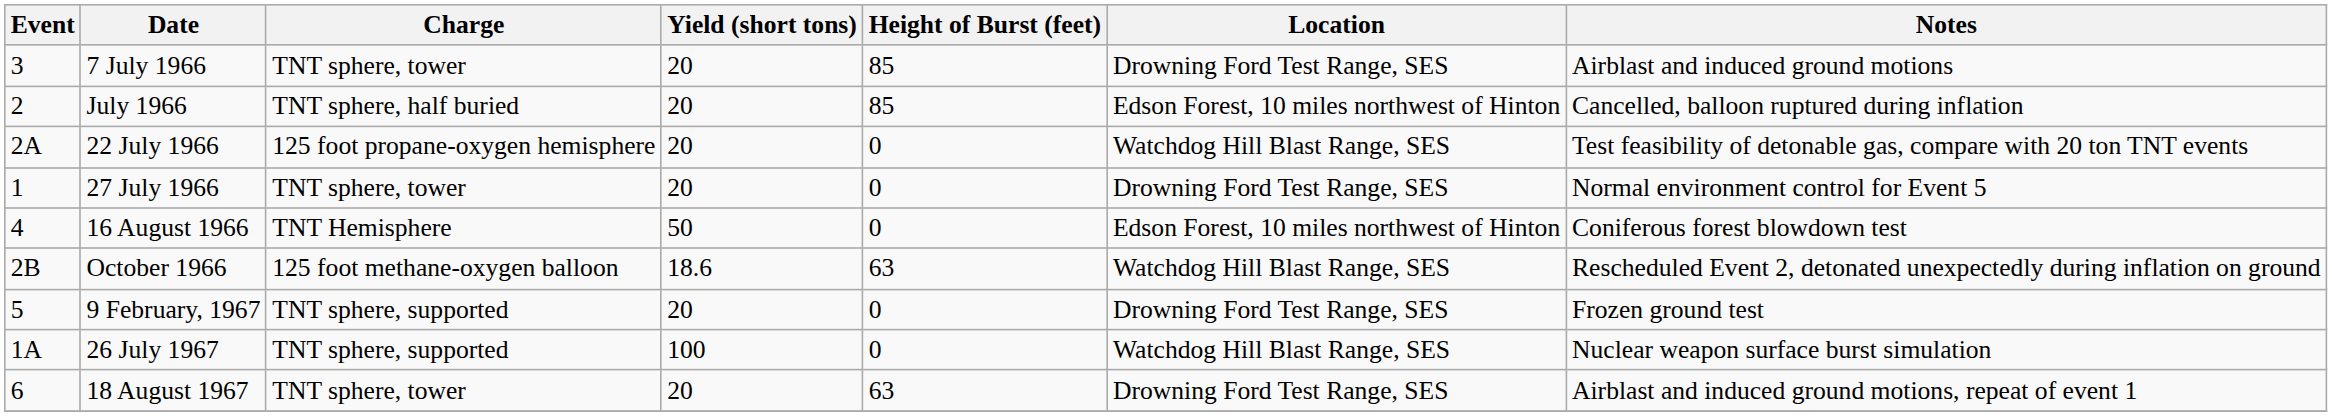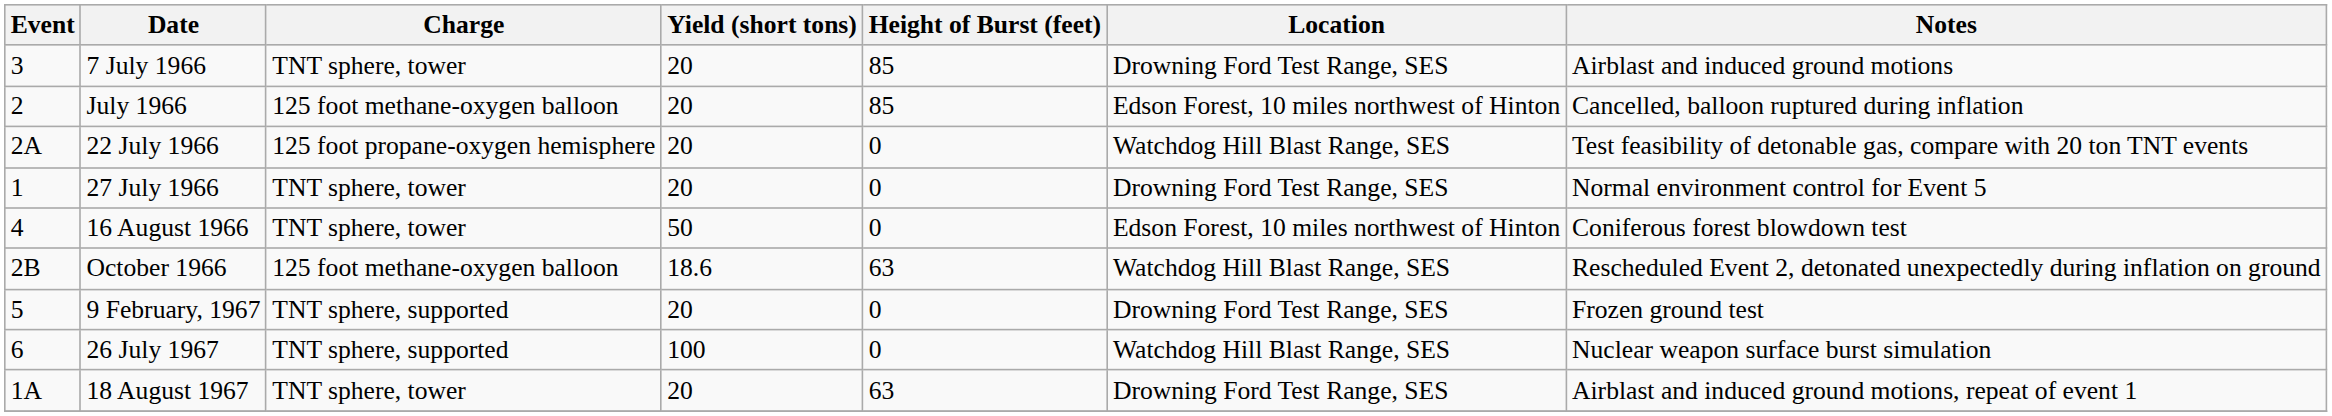(396, 106) TNT sphere, half buried -> (445, 106) 125 foot methane-oxygen balloon
(362, 227) TNT Hemisphere -> (369, 227) TNT sphere, tower
(26, 349) 1A -> (17, 349) 6
(17, 390) 6 -> (26, 390) 1A
